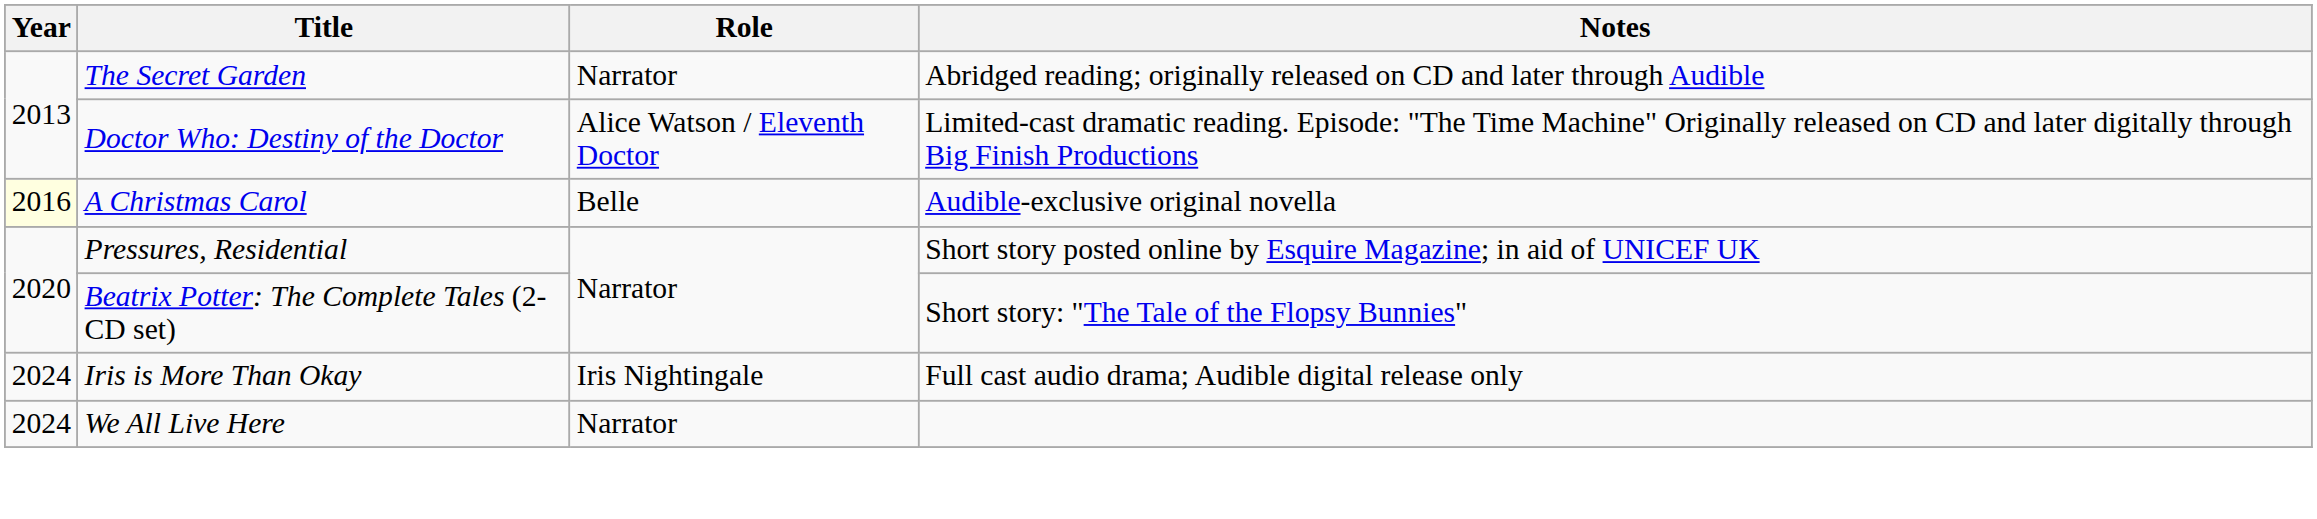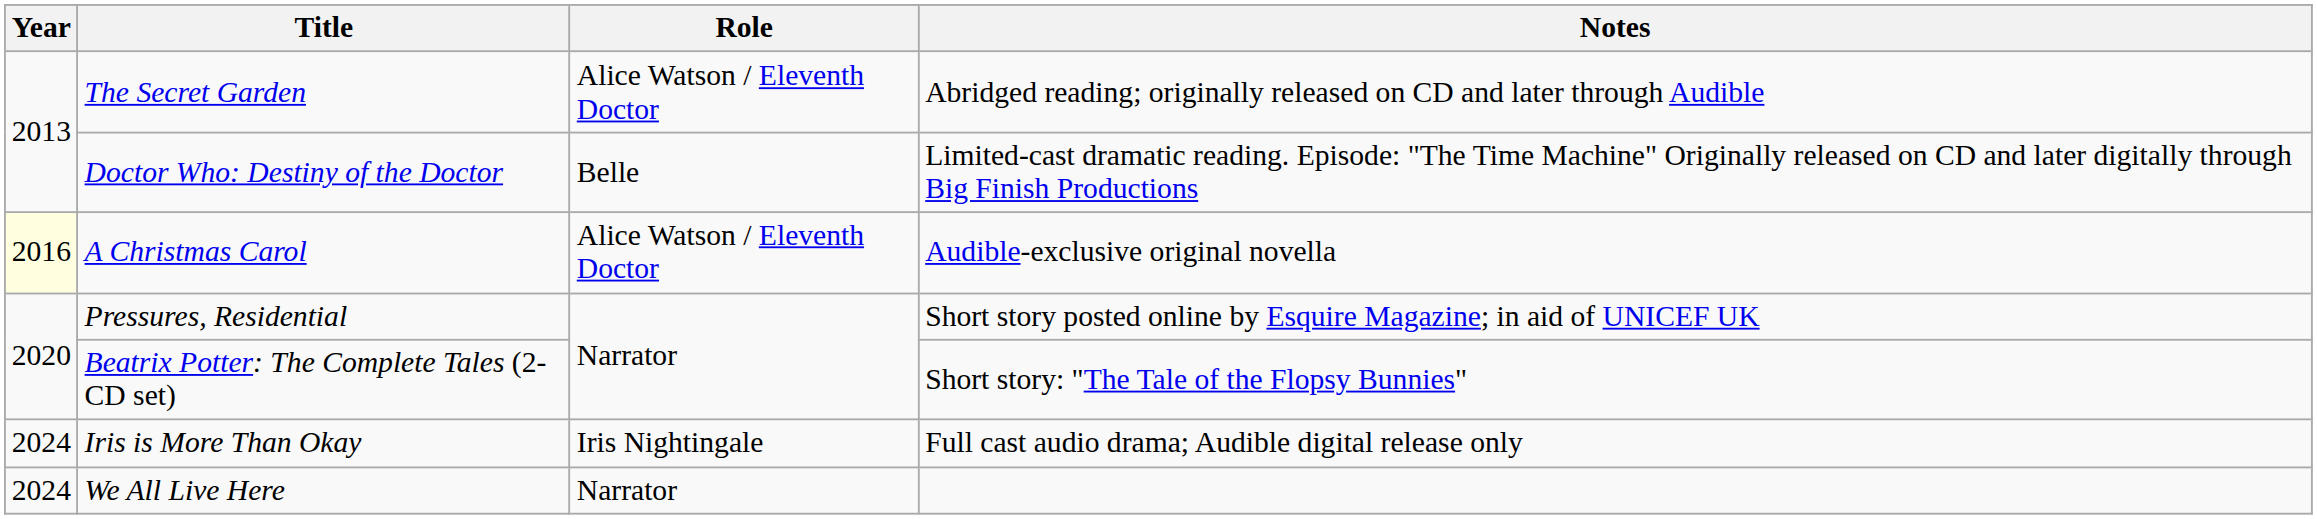(627, 74) Narrator -> (720, 91) Alice Watson / Eleventh Doctor
(720, 138) Alice Watson / Eleventh Doctor -> (608, 171) Belle
(608, 202) Belle -> (720, 252) Alice Watson / Eleventh Doctor
